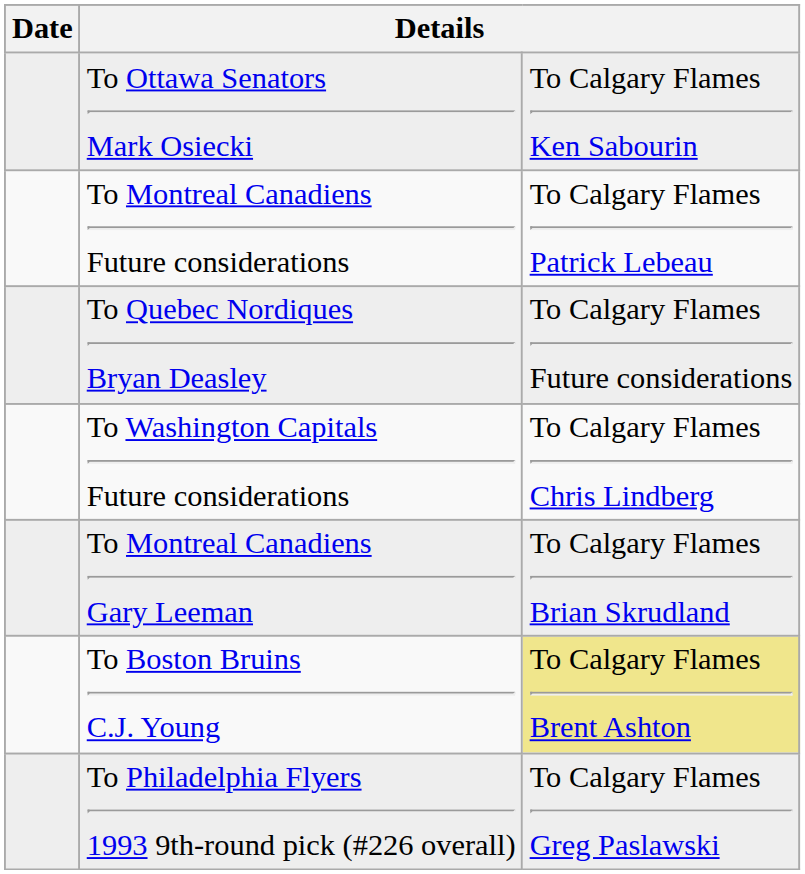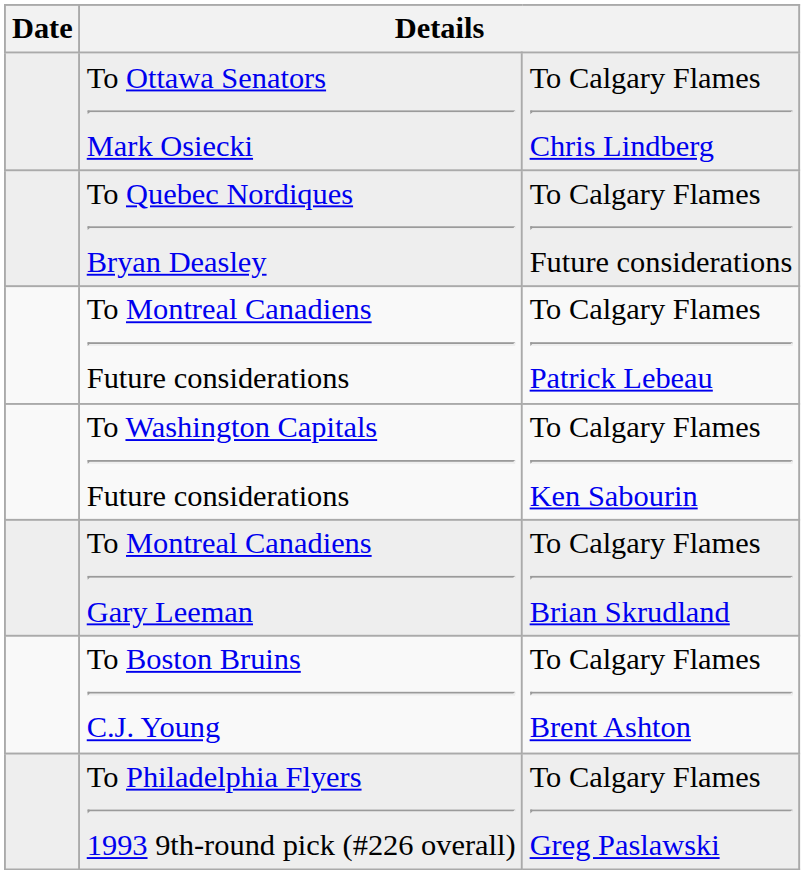(661, 111) To Calgary Flames Ken Sabourin -> (661, 111) To Calgary Flames Chris Lindberg
rows swapped: (301, 227) <-> (301, 344)
(661, 460) To Calgary Flames Chris Lindberg -> (661, 460) To Calgary Flames Ken Sabourin
(661, 694) khaki background -> (661, 694) no background
